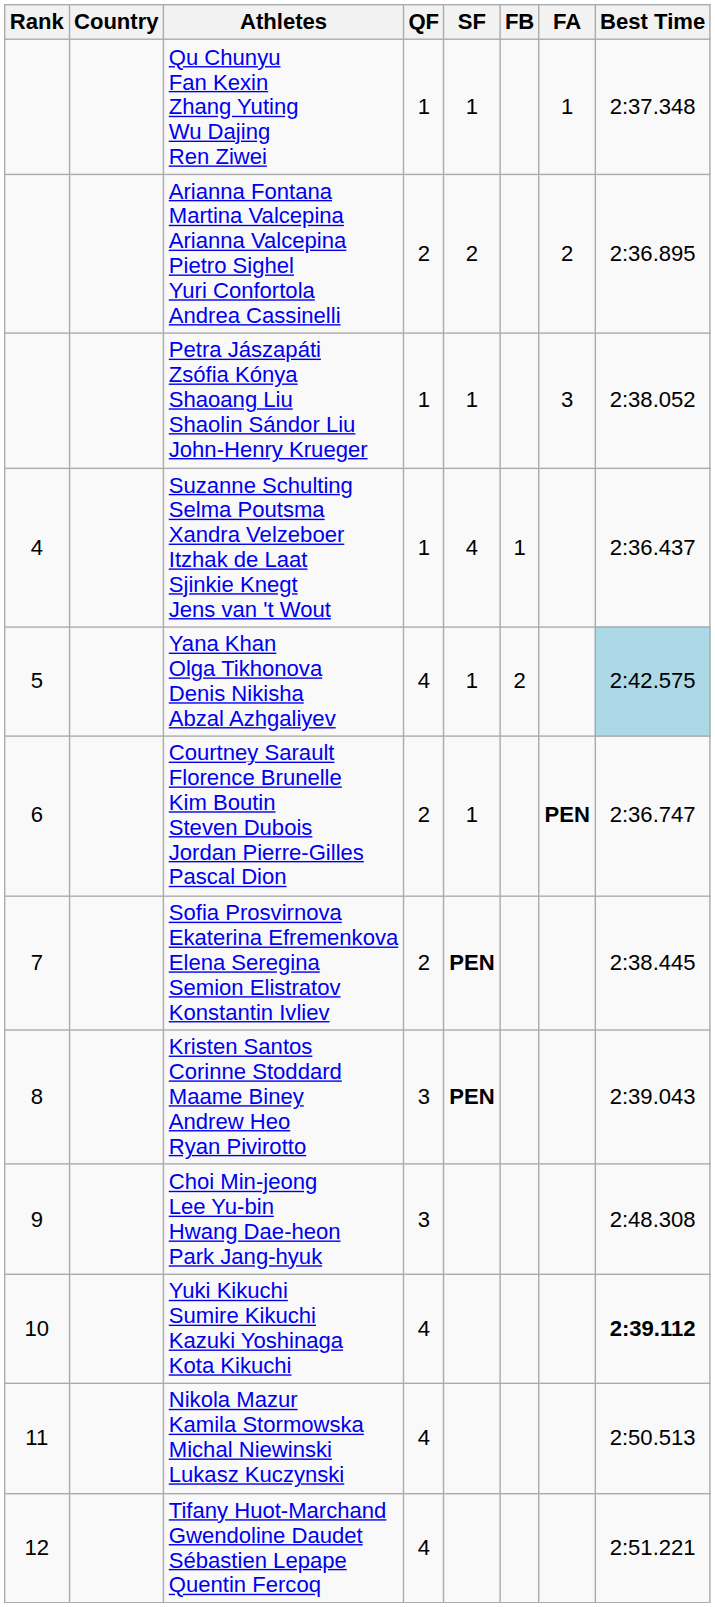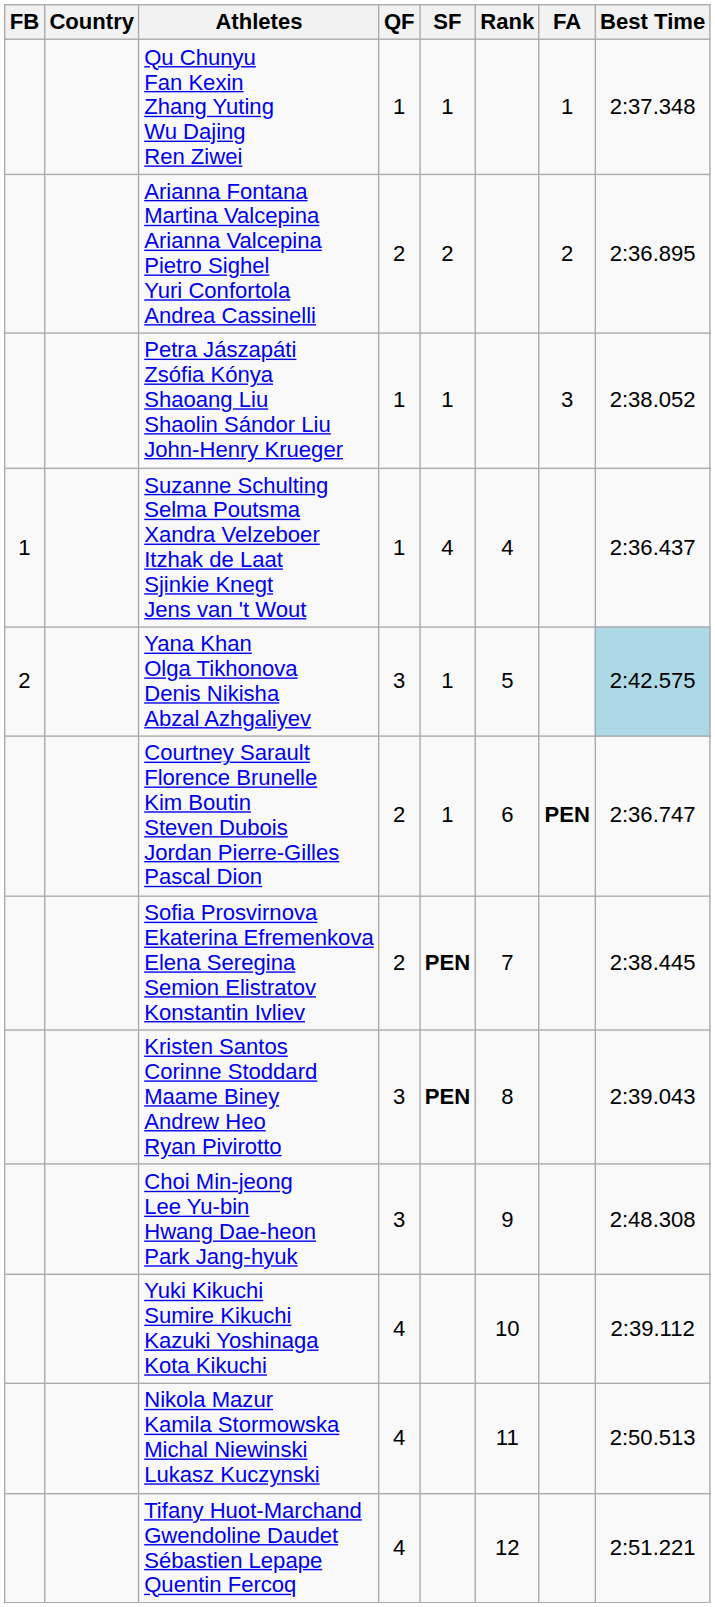columns swapped: (37, 22) <-> (520, 22)
(424, 681) 4 -> (399, 681) 3
(653, 1328) bold -> (653, 1328) normal
